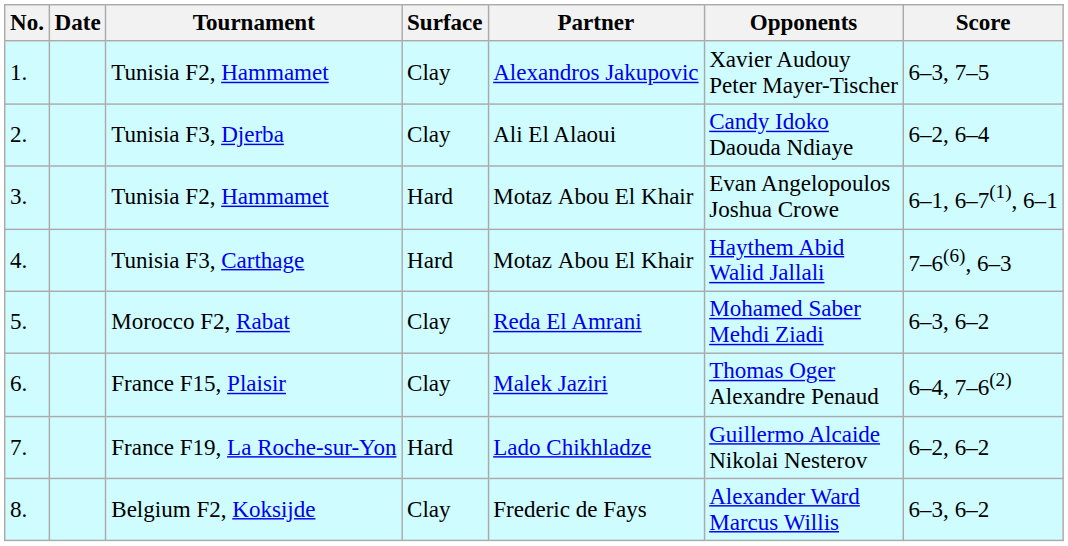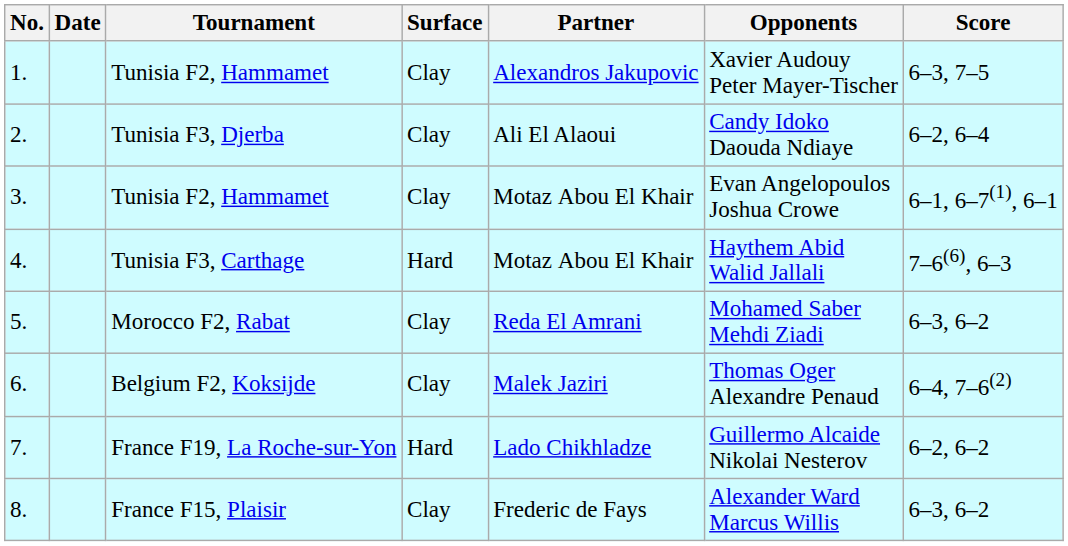(430, 197) Hard -> (429, 197) Clay
(199, 384) France F15, Plaisir -> (213, 384) Belgium F2, Koksijde
(213, 509) Belgium F2, Koksijde -> (199, 509) France F15, Plaisir
